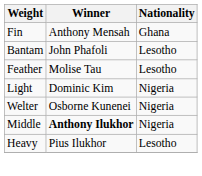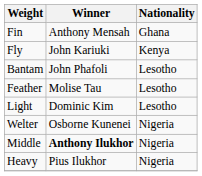+ row: (15, 50)
(156, 87) Nigeria -> (158, 106) Lesotho
(158, 143) Lesotho -> (156, 161) Nigeria
